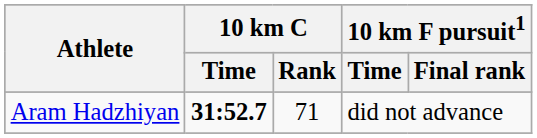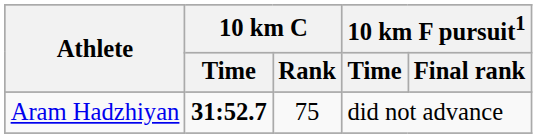(307, 112) 71 -> (307, 112) 75
